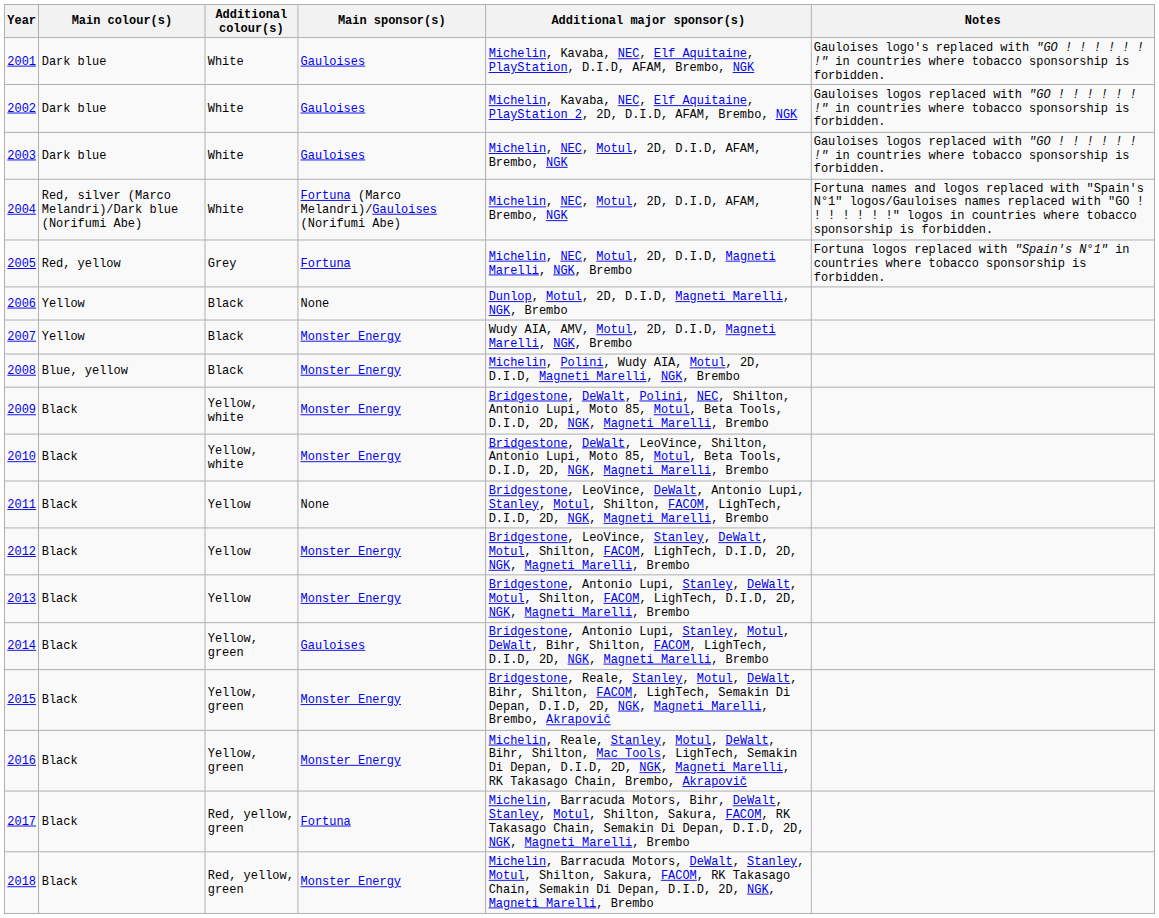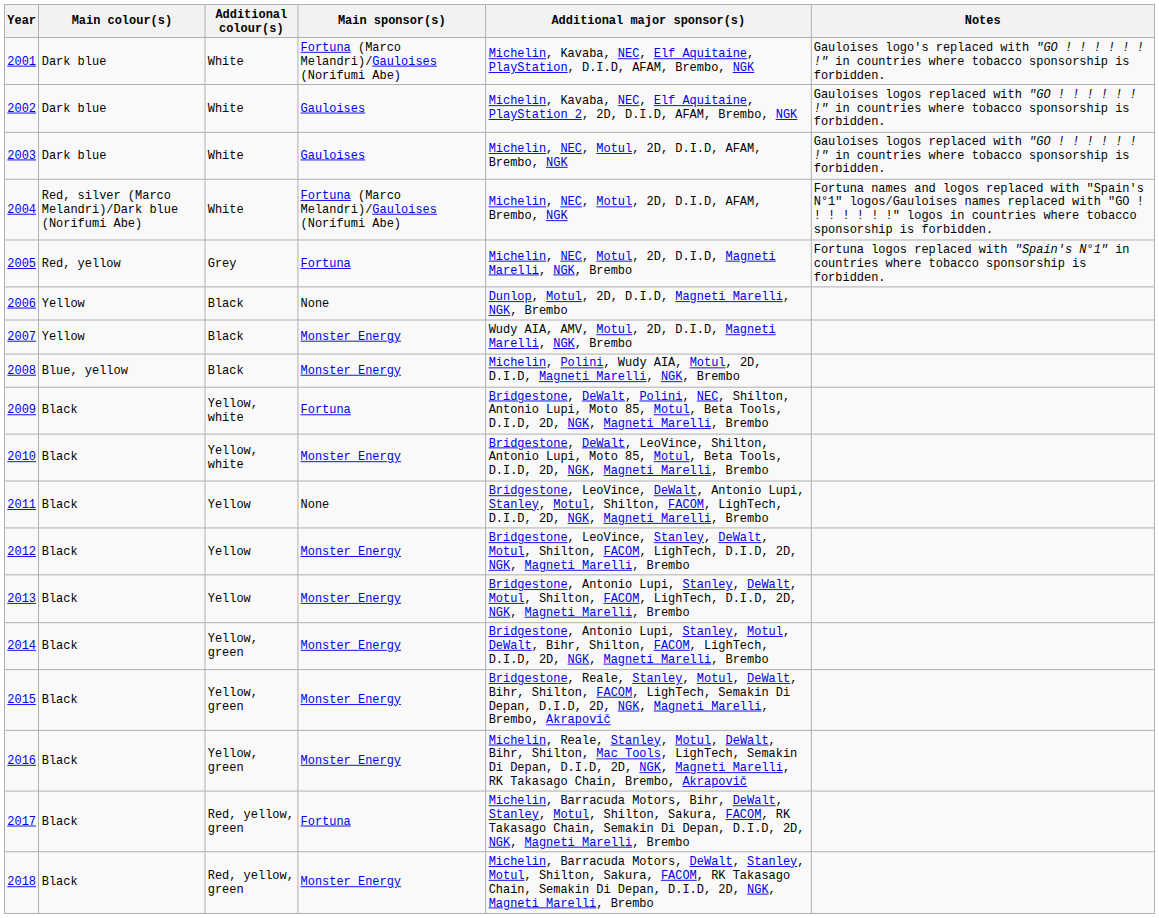(333, 61) Gauloises -> (369, 61) Fortuna (Marco Melandri)/Gauloises (Norifumi Abe)
(351, 410) Monster Energy -> (326, 410) Fortuna
(333, 646) Gauloises -> (351, 646) Monster Energy
